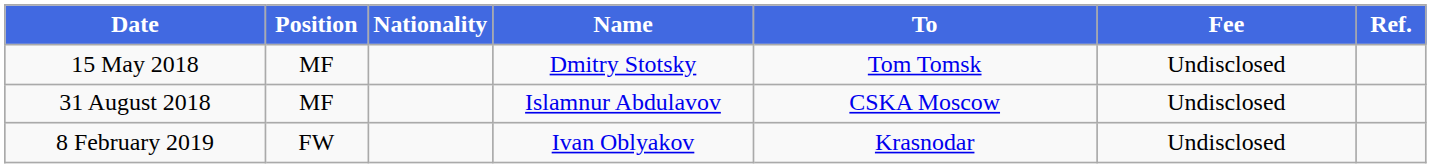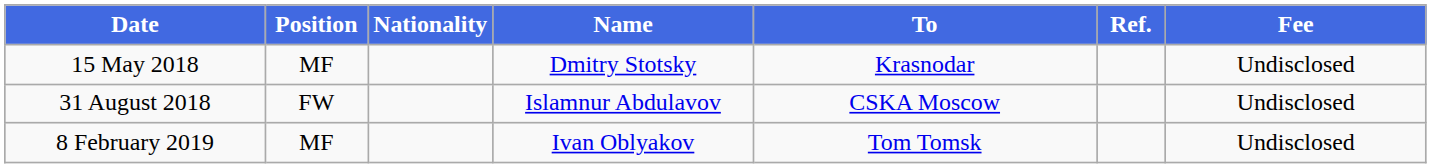columns swapped: (1226, 24) <-> (1391, 24)
(925, 64) Tom Tomsk -> (925, 64) Krasnodar
(316, 103) MF -> (316, 103) FW
(316, 142) FW -> (316, 142) MF
(925, 142) Krasnodar -> (925, 142) Tom Tomsk
